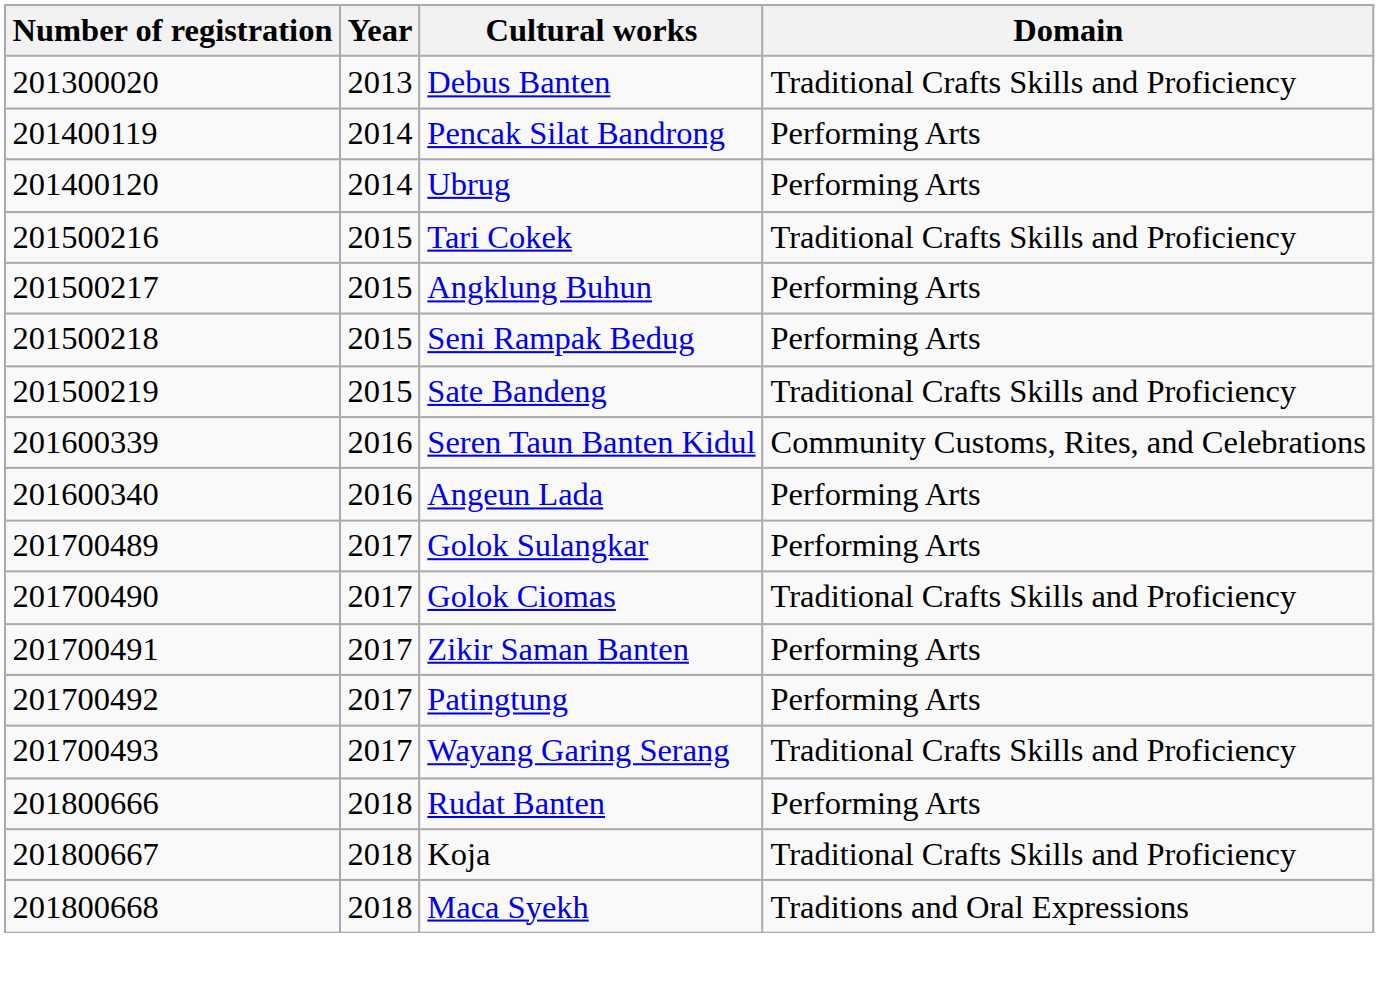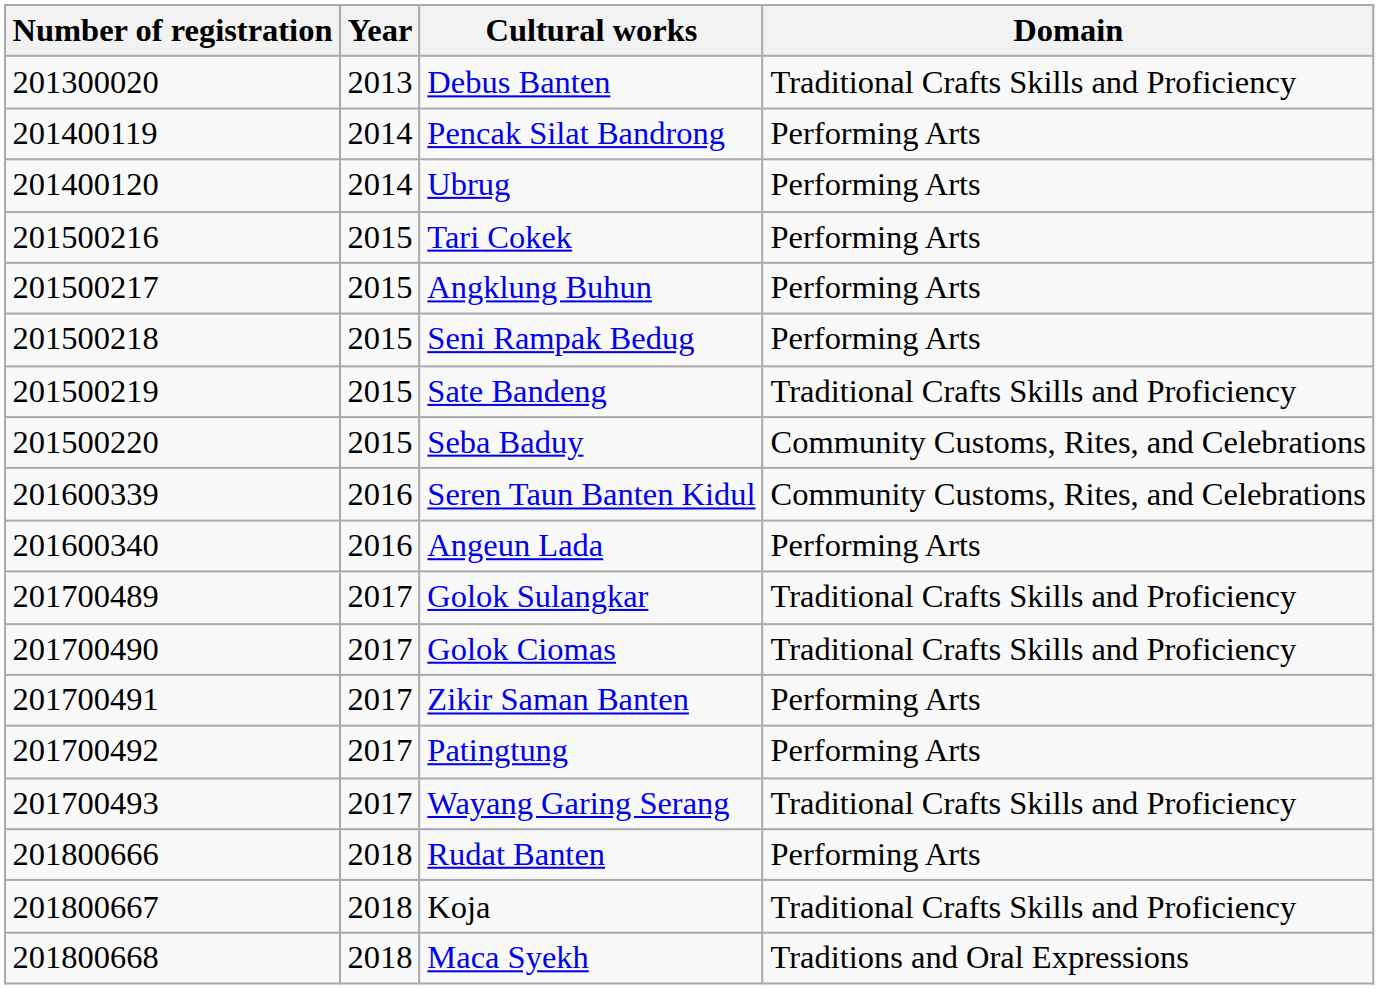(1033, 236) Traditional Crafts Skills and Proficiency -> (876, 236) Performing Arts
+ row: (505, 442)
(876, 545) Performing Arts -> (1033, 596) Traditional Crafts Skills and Proficiency
